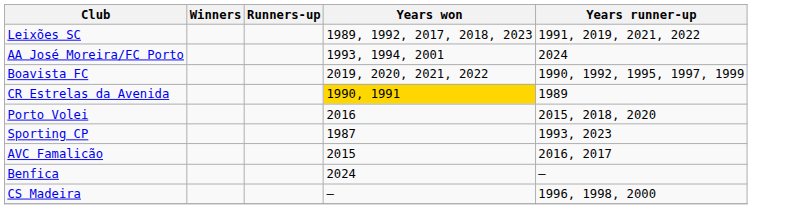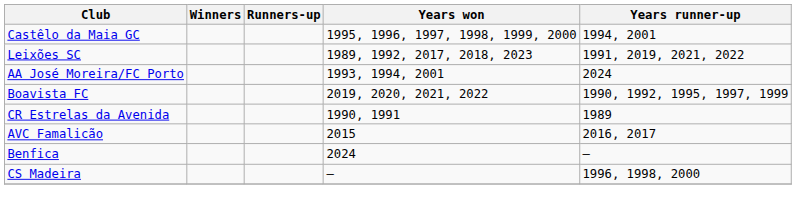+ row: (74, 34)
(363, 94) gold background -> (363, 114) no background
- row: (48, 114)
- row: (48, 134)
